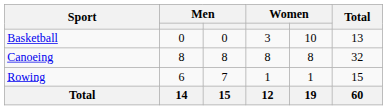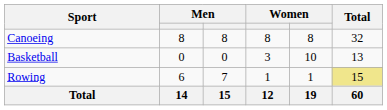rows swapped: (32, 38) <-> (30, 57)
(357, 76) no background -> (357, 76) khaki background
